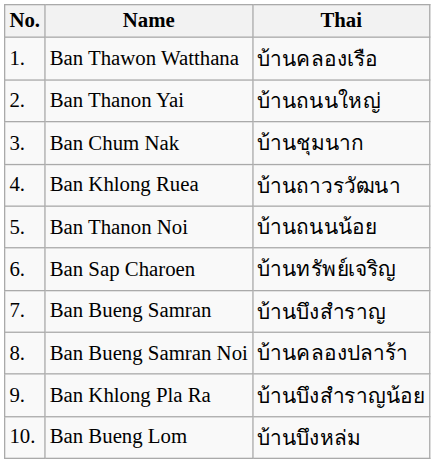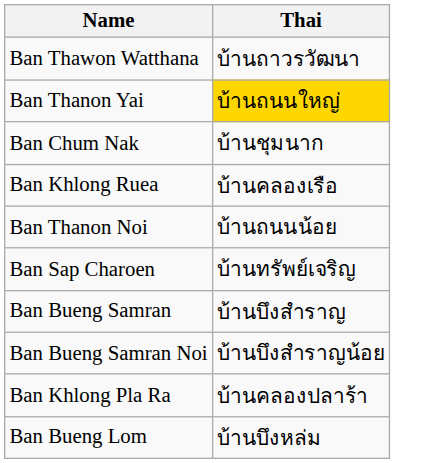- column: (25, 20)
(318, 59) บ้านคลองเรือ -> (289, 59) บ้านถาวรวัฒนา
(319, 101) no background -> (279, 101) gold background
(329, 185) บ้านถาวรวัฒนา -> (278, 185) บ้านคลองเรือ
(333, 353) บ้านคลองปลาร้า -> (301, 353) บ้านบึงสำราญน้อย
(341, 395) บ้านบึงสำราญน้อย -> (293, 395) บ้านคลองปลาร้า
